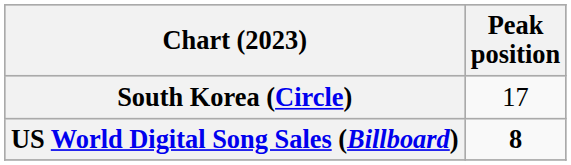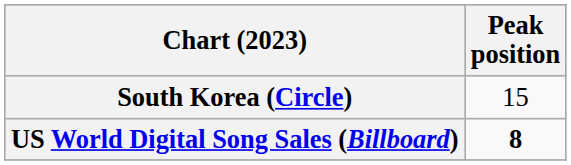(516, 97) 17 -> (516, 97) 15
